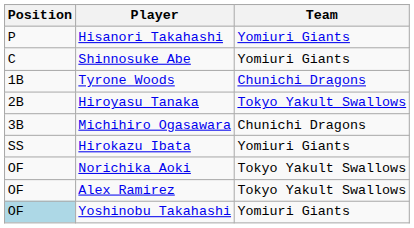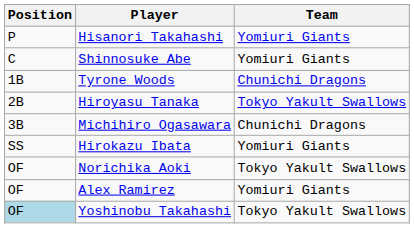(322, 190) Tokyo Yakult Swallows -> (294, 190) Yomiuri Giants
(294, 212) Yomiuri Giants -> (322, 212) Tokyo Yakult Swallows
